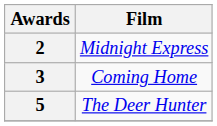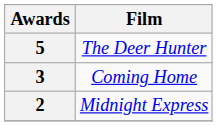rows swapped: (40, 105) <-> (40, 47)
